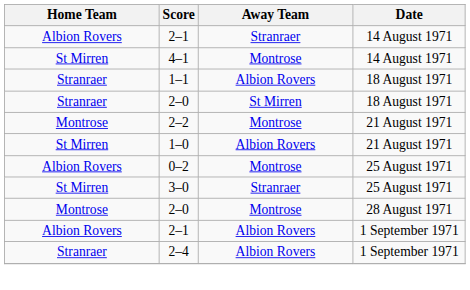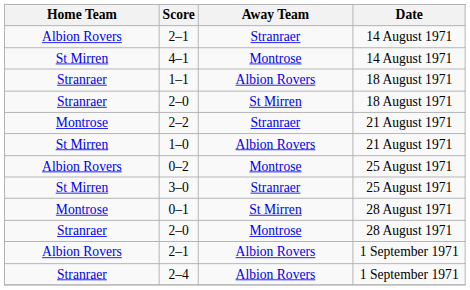(275, 123) Montrose -> (275, 123) Stranraer
+ row: (179, 209)
(82, 209) Montrose -> (82, 230) Stranraer
